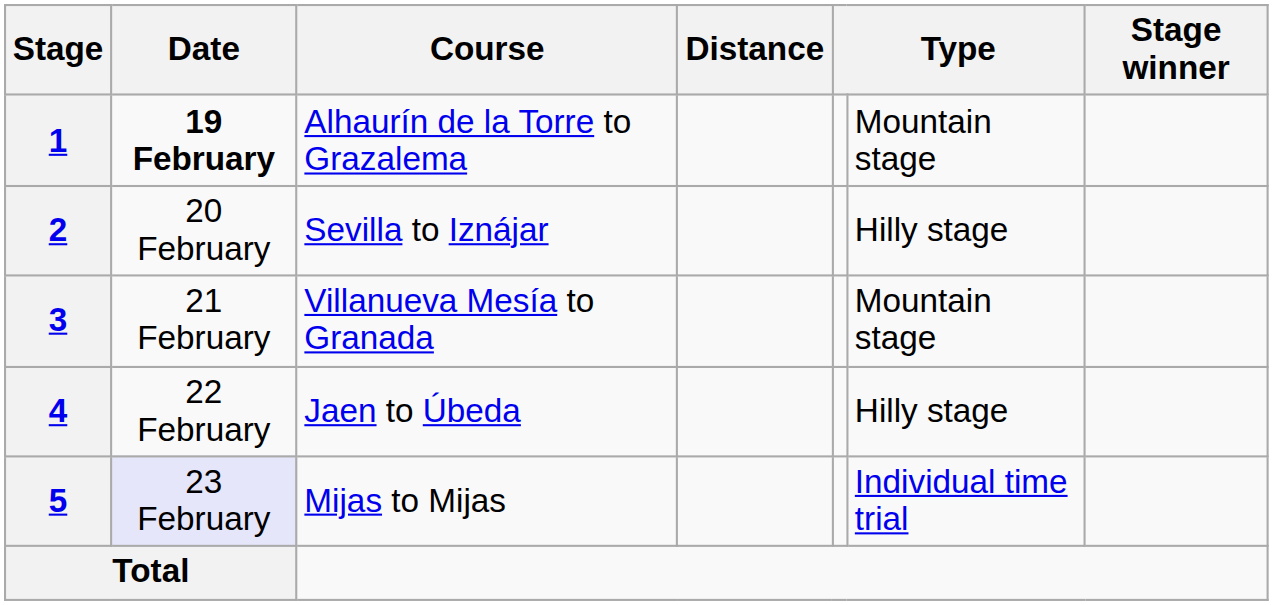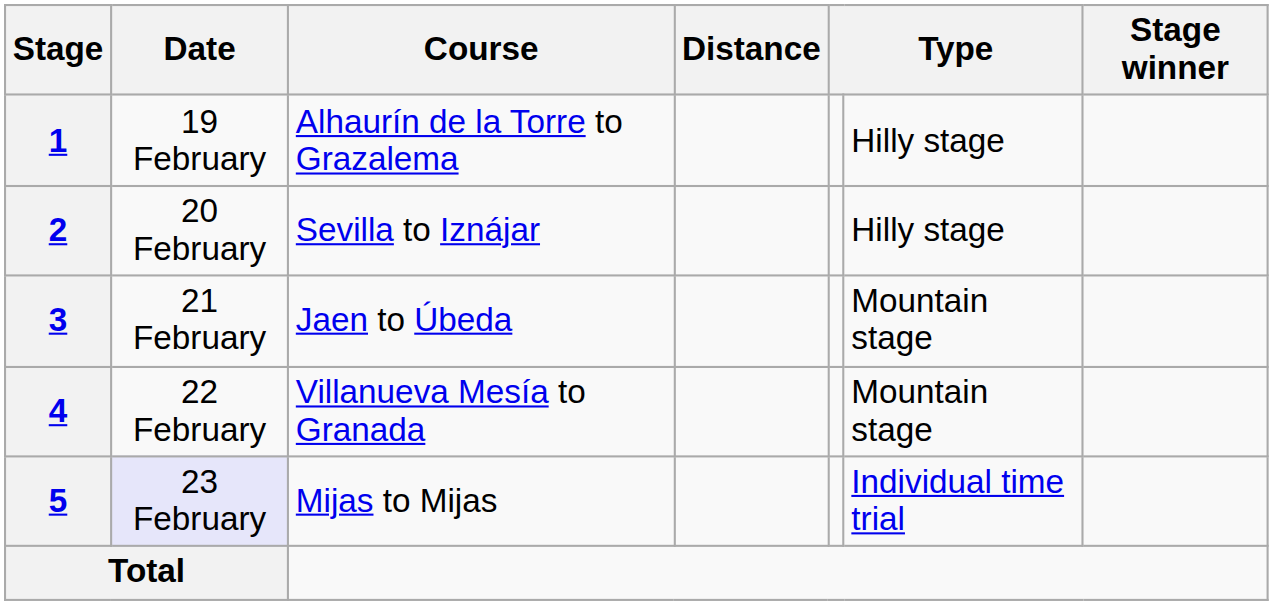(204, 139) bold -> (200, 139) normal
(923, 139) Mountain stage -> (928, 139) Hilly stage
(449, 320) Villanueva Mesía to Granada -> (404, 320) Jaen to Úbeda
(413, 410) Jaen to Úbeda -> (441, 410) Villanueva Mesía to Granada
(932, 410) Hilly stage -> (920, 410) Mountain stage
